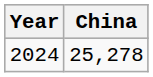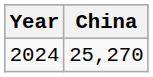(106, 55) 25,278 -> (106, 55) 25,270
